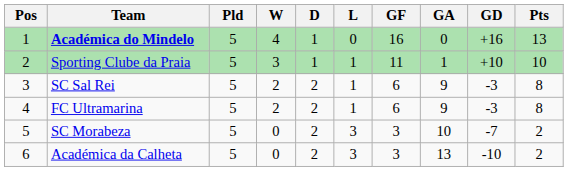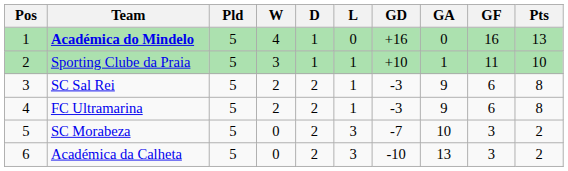columns swapped: (396, 16) <-> (491, 16)
